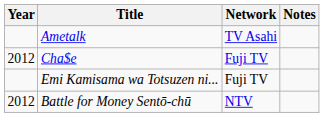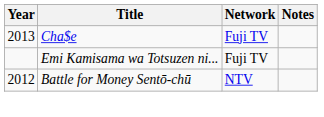- row: (63, 36)
(21, 58) 2012 -> (21, 36) 2013
